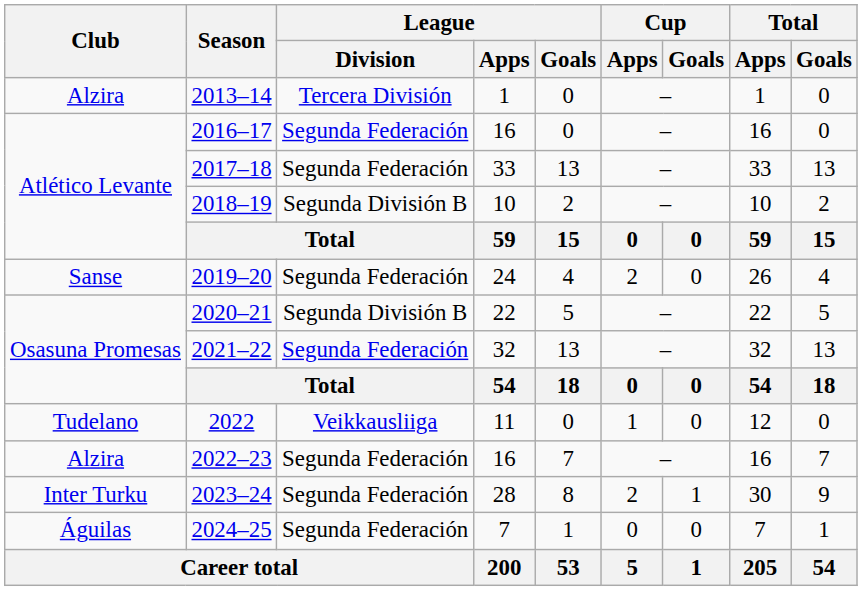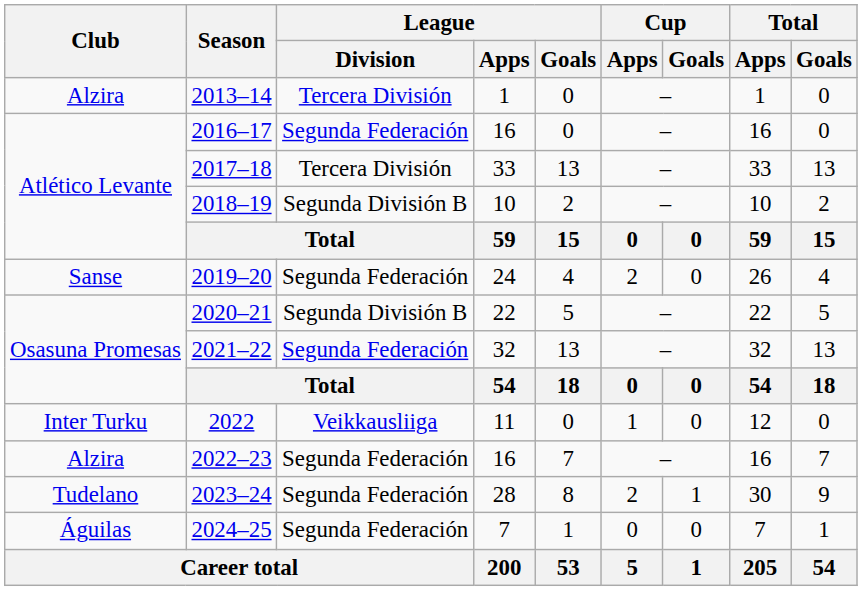(375, 167) Segunda Federación -> (375, 167) Tercera División
(95, 421) Tudelano -> (95, 421) Inter Turku
(95, 494) Inter Turku -> (95, 494) Tudelano
